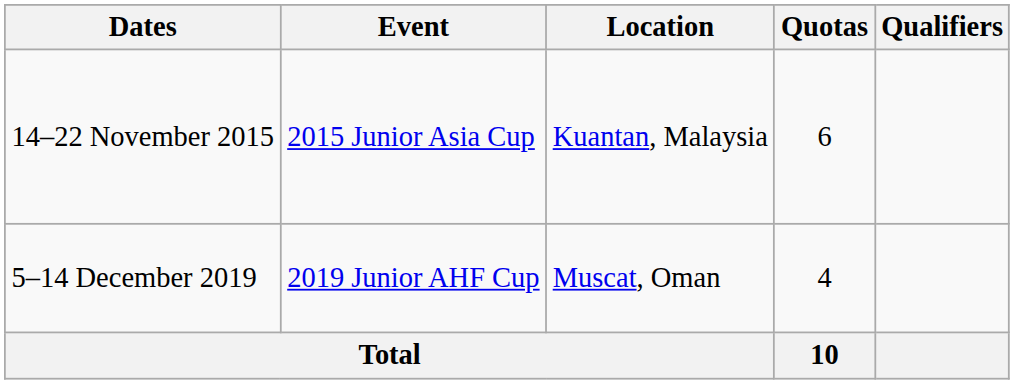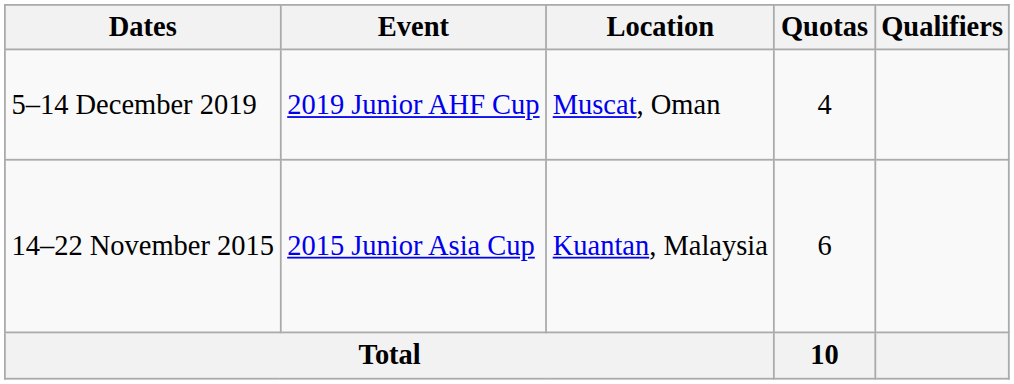rows swapped: (143, 136) <-> (134, 277)
